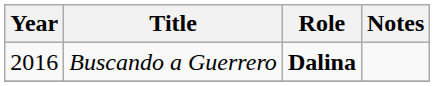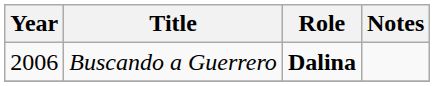(34, 61) 2016 -> (34, 61) 2006
